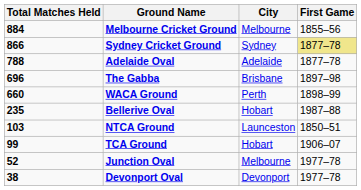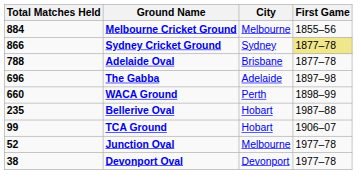(262, 62) Adelaide -> (262, 62) Brisbane
(262, 78) Brisbane -> (262, 78) Adelaide
- row: (140, 128)
